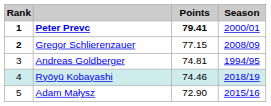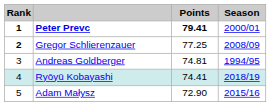(195, 44) 77.15 -> (195, 44) 77.25
(195, 77) 74.46 -> (195, 77) 74.41
